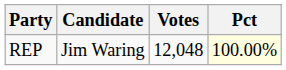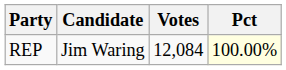(178, 49) 12,048 -> (178, 49) 12,084
